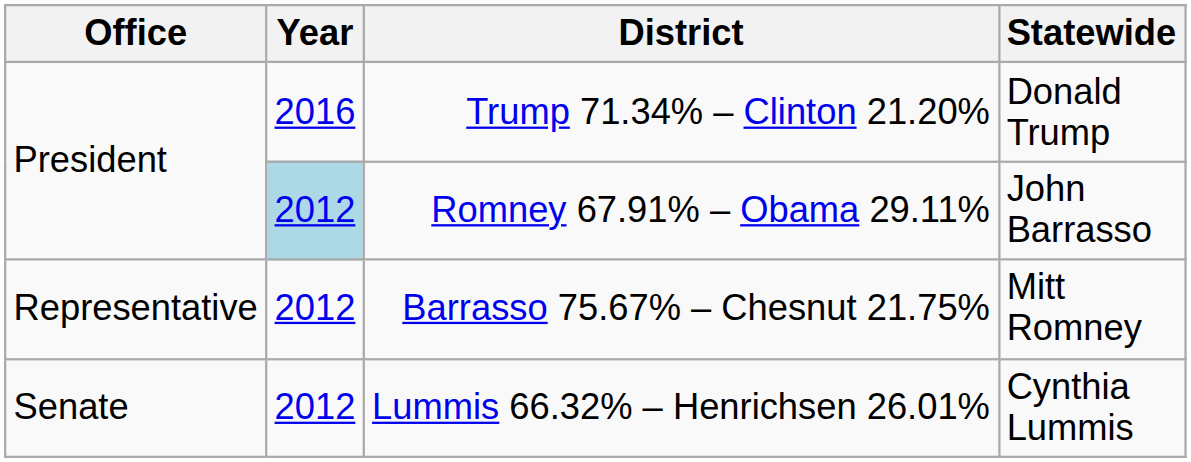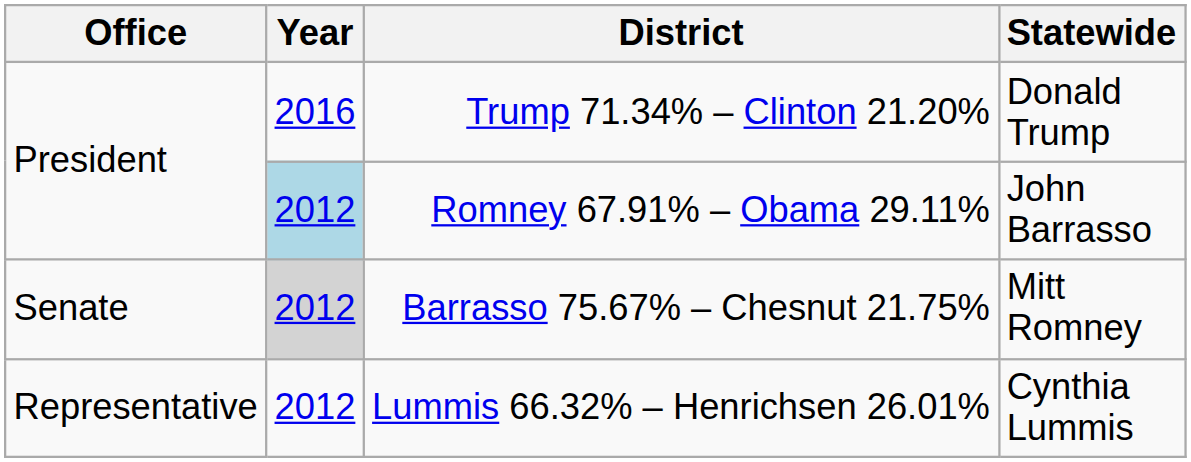(136, 308) Representative -> (71, 308) Senate
(315, 308) no background -> (315, 308) lightgrey background
(71, 406) Senate -> (136, 406) Representative
